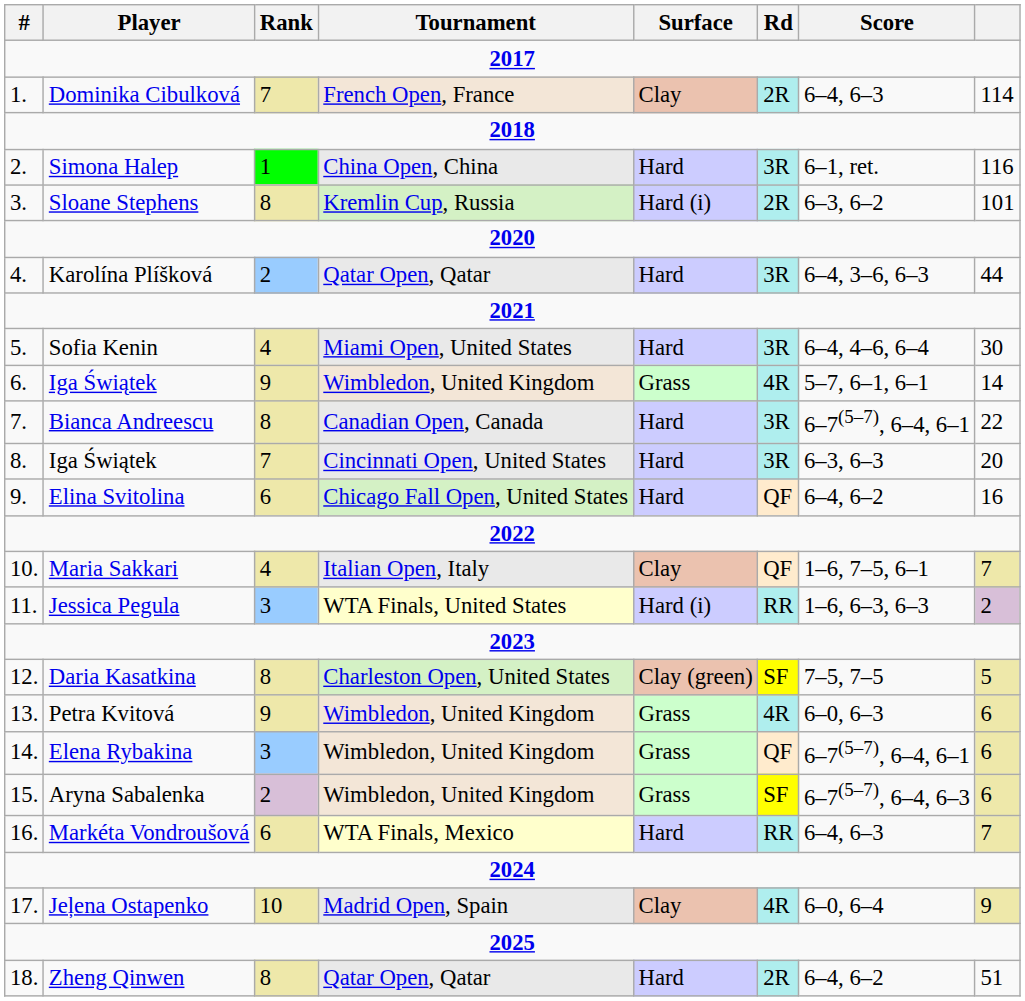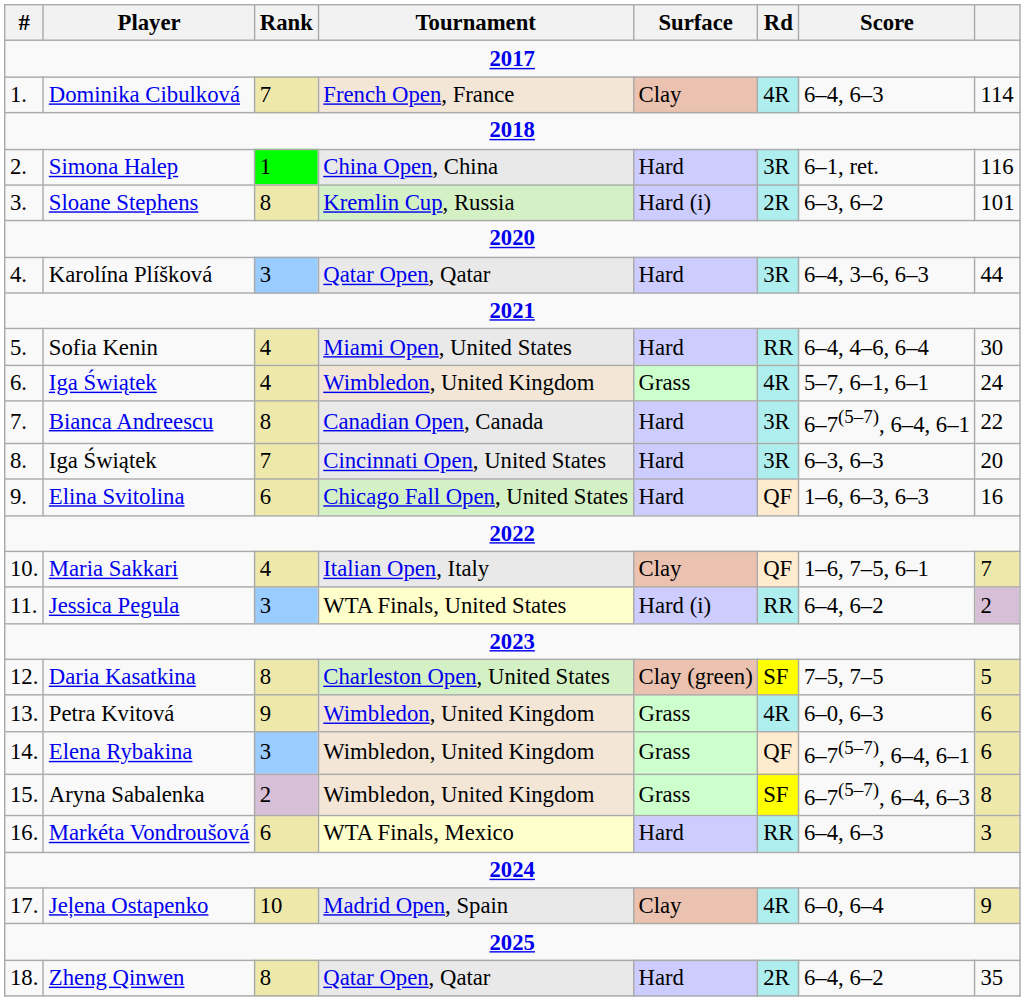(776, 94) 2R -> (776, 94) 4R
(265, 274) 2 -> (265, 274) 3
(776, 346) 3R -> (778, 346) RR
(265, 382) 9 -> (265, 382) 4
(992, 382) 14 -> (992, 382) 24
(844, 497) 6–4, 6–2 -> (866, 497) 1–6, 6–3, 6–3
(866, 605) 1–6, 6–3, 6–3 -> (844, 605) 6–4, 6–2
(986, 794) 6 -> (986, 794) 8
(986, 833) 7 -> (986, 833) 3
(992, 977) 51 -> (992, 977) 35
